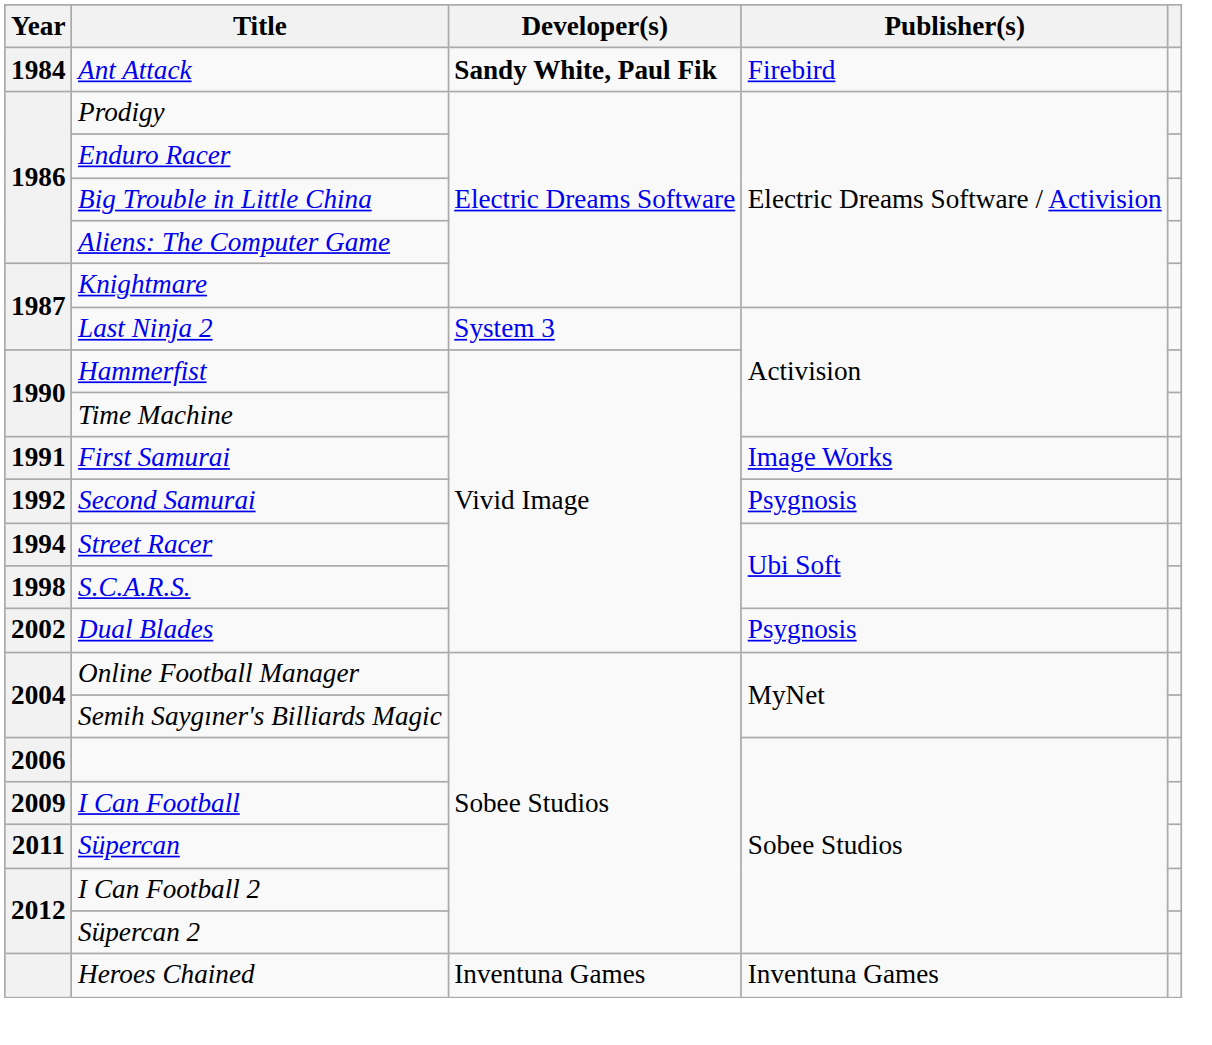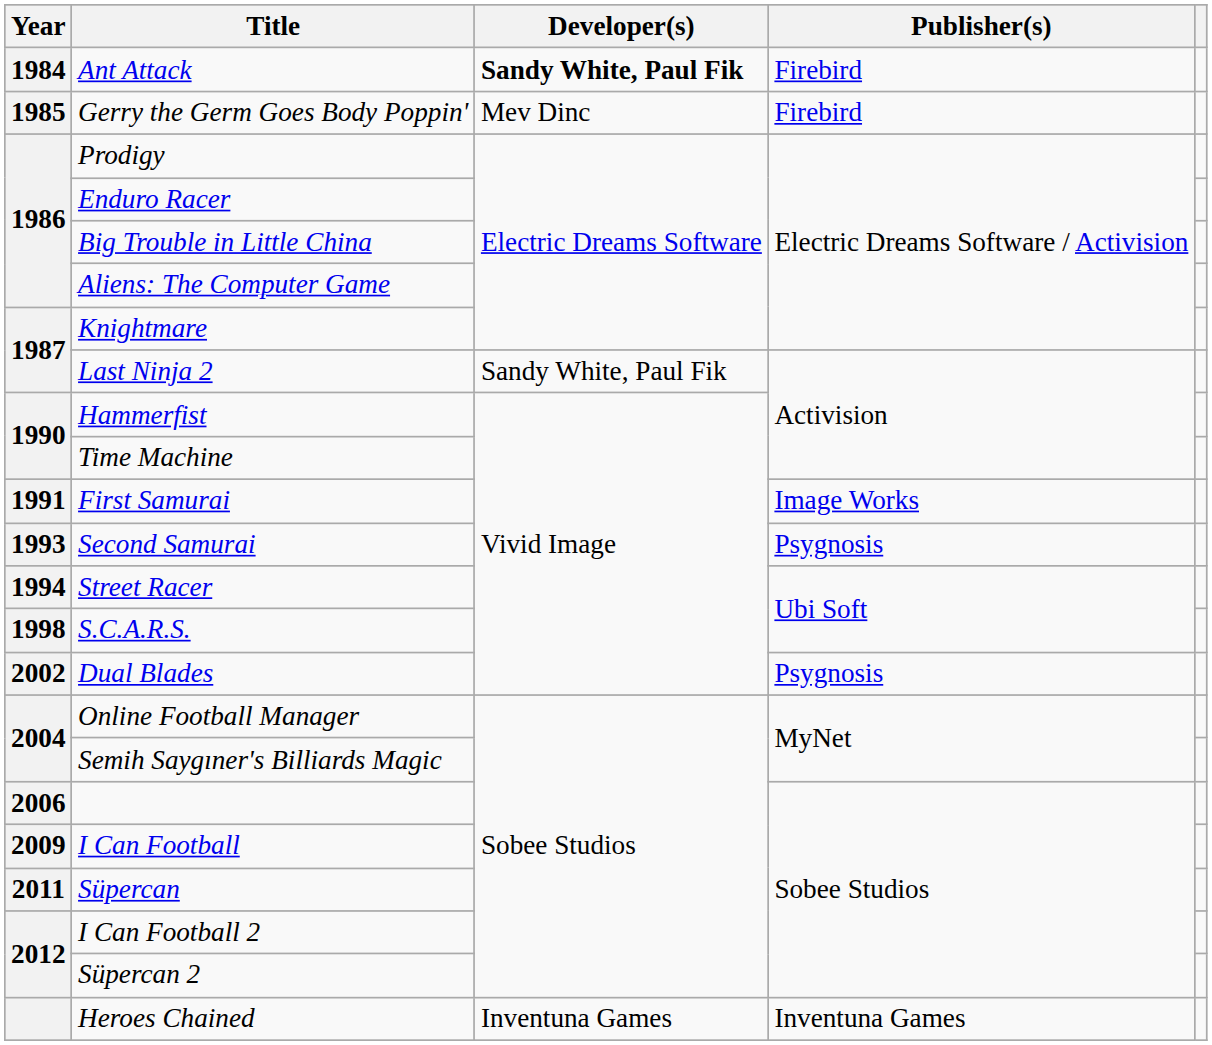+ row: (273, 112)
(505, 328) System 3 -> (604, 371) Sandy White, Paul Fik
(38, 500) 1992 -> (38, 543) 1993
